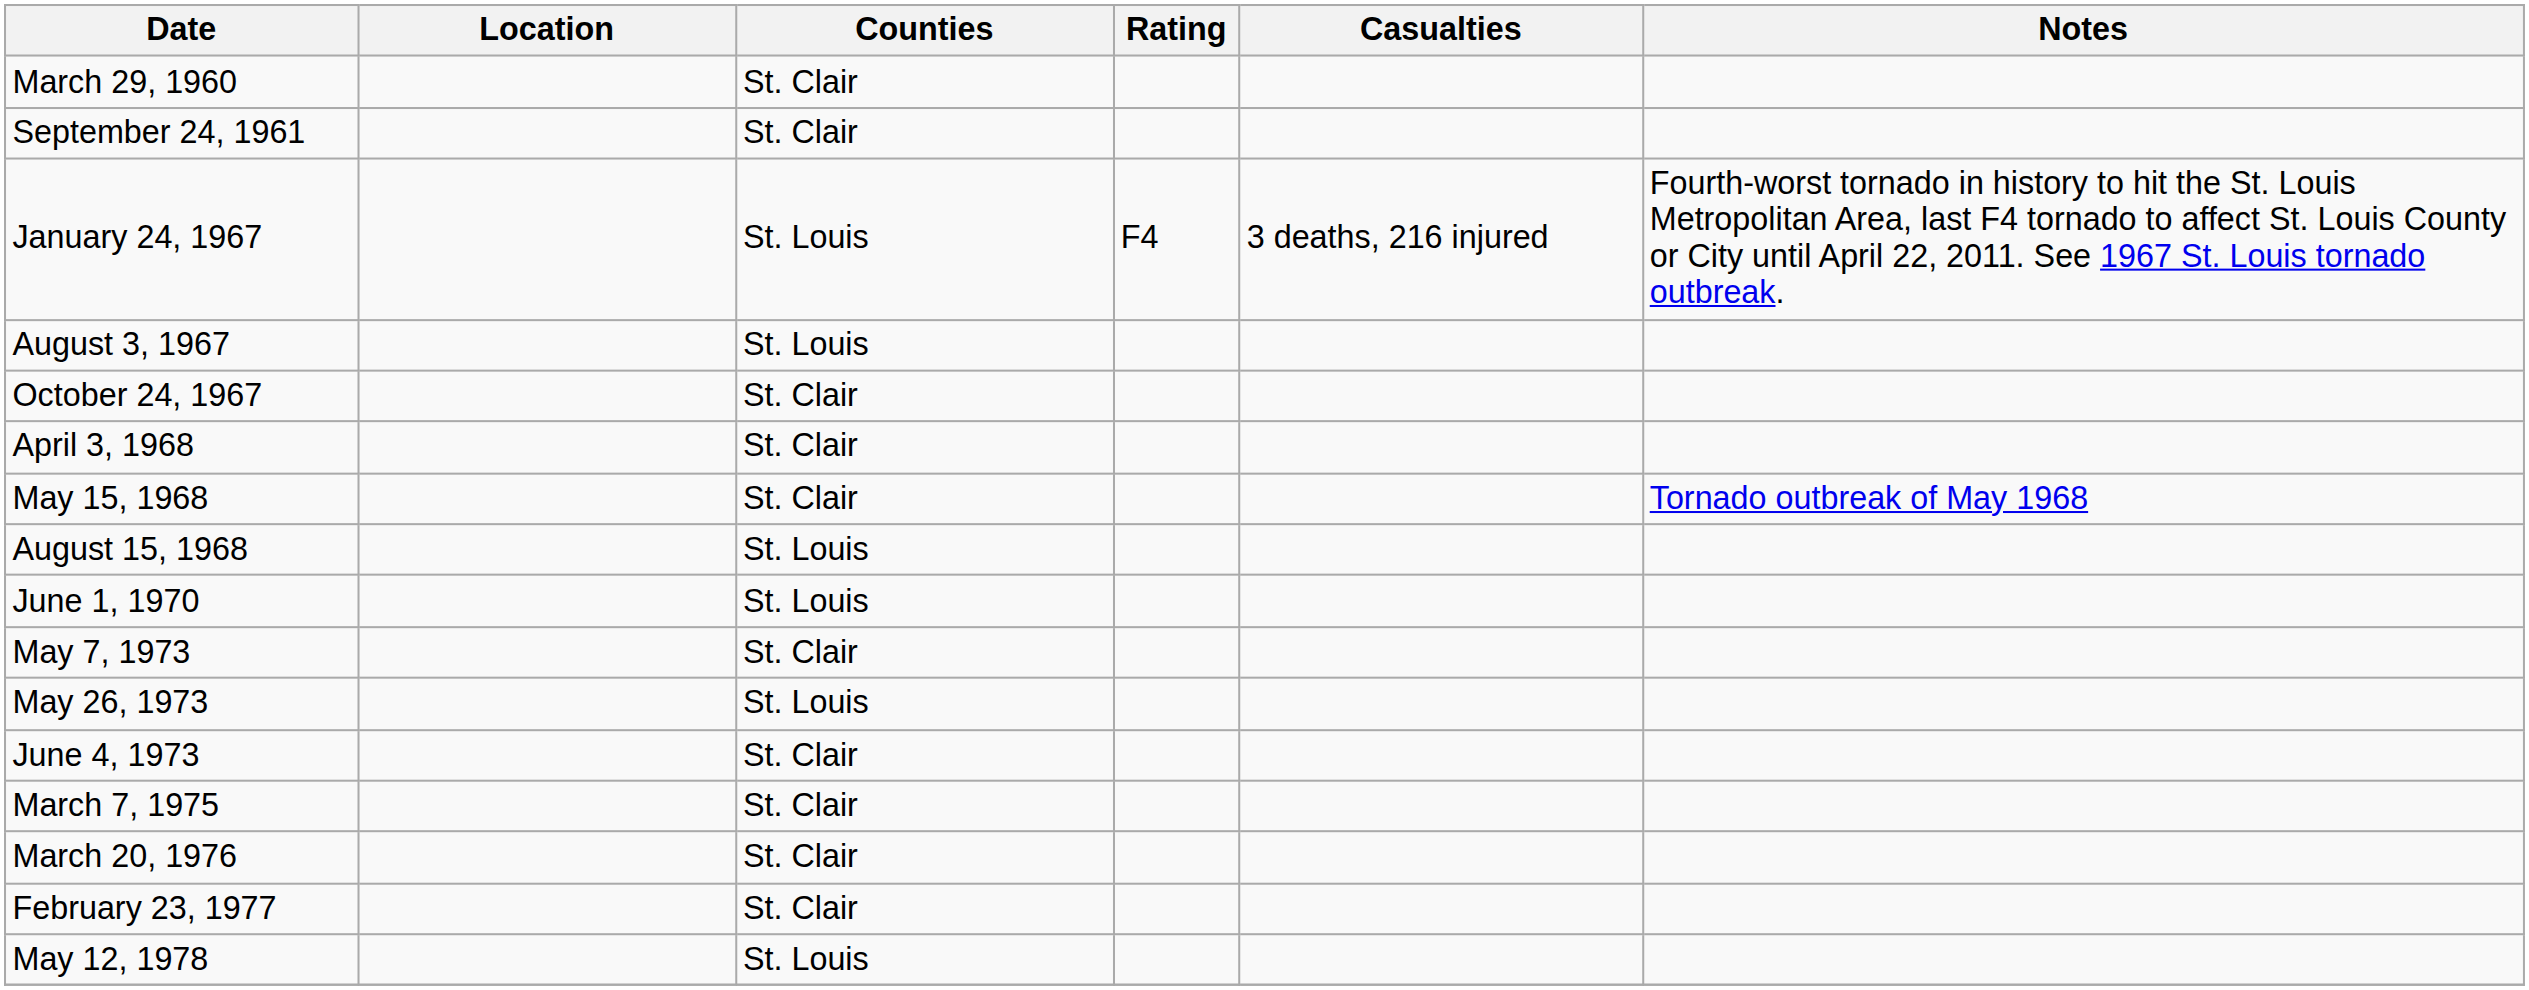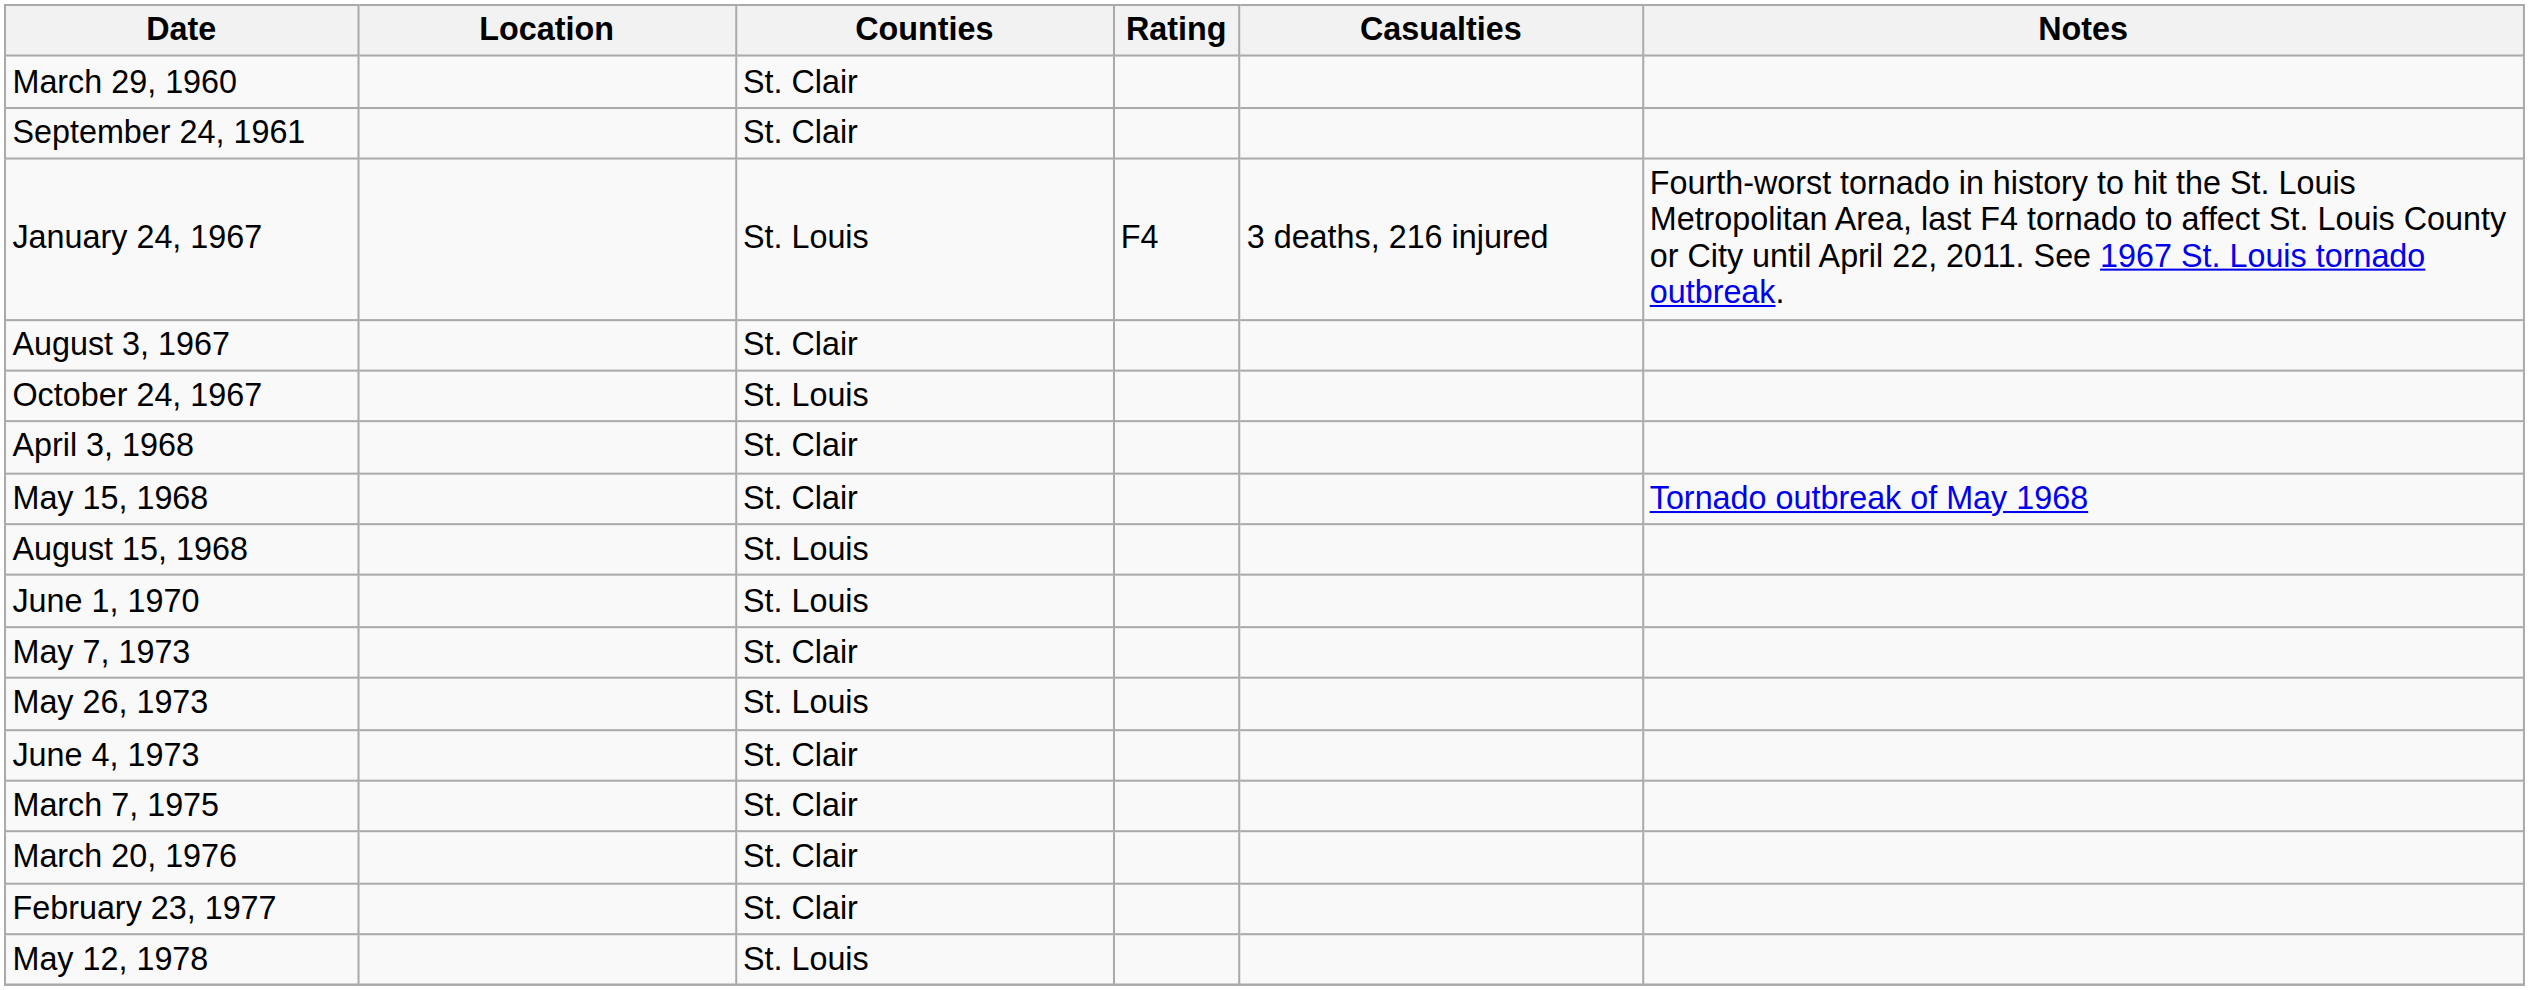(806, 344) St. Louis -> (800, 344) St. Clair
(800, 395) St. Clair -> (806, 395) St. Louis
